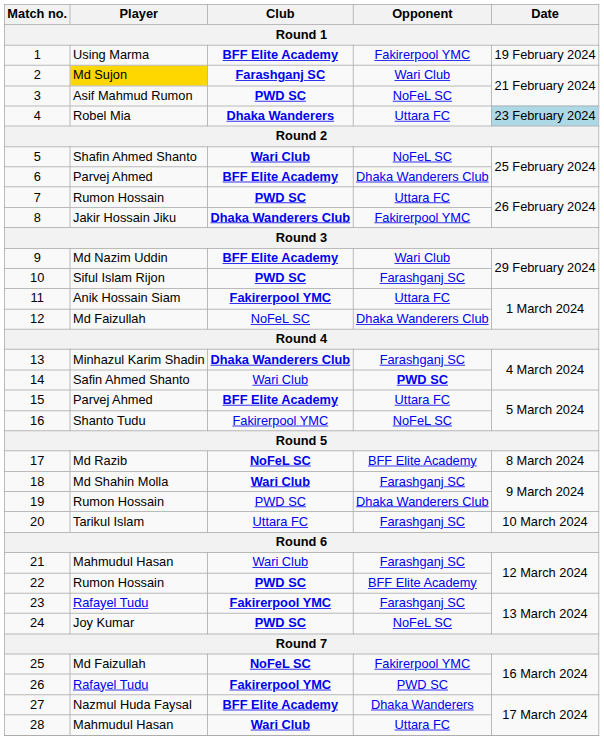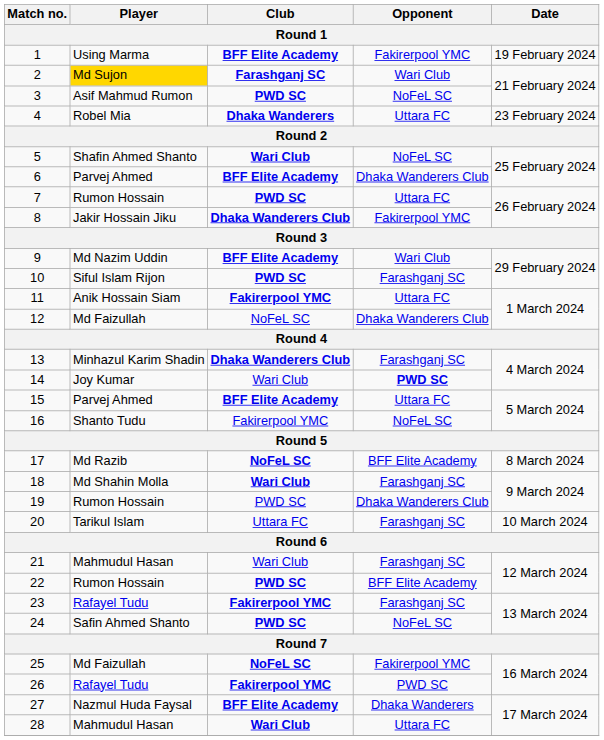(545, 116) lightblue background -> (545, 116) no background
(131, 380) Safin Ahmed Shanto -> (104, 380) Joy Kumar
(104, 623) Joy Kumar -> (131, 623) Safin Ahmed Shanto
